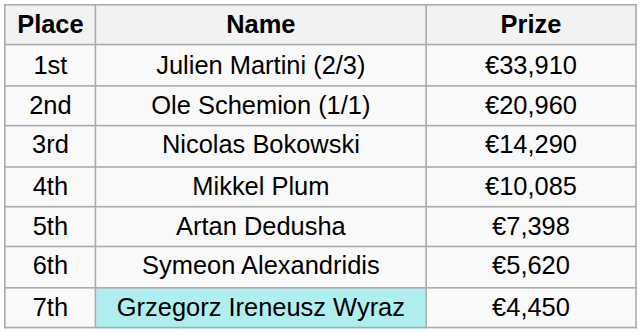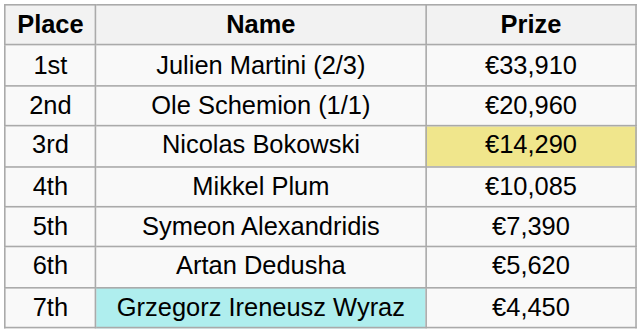(531, 145) no background -> (531, 145) khaki background
(261, 226) Artan Dedusha -> (261, 226) Symeon Alexandridis
(531, 226) €7,398 -> (531, 226) €7,390
(261, 266) Symeon Alexandridis -> (261, 266) Artan Dedusha
